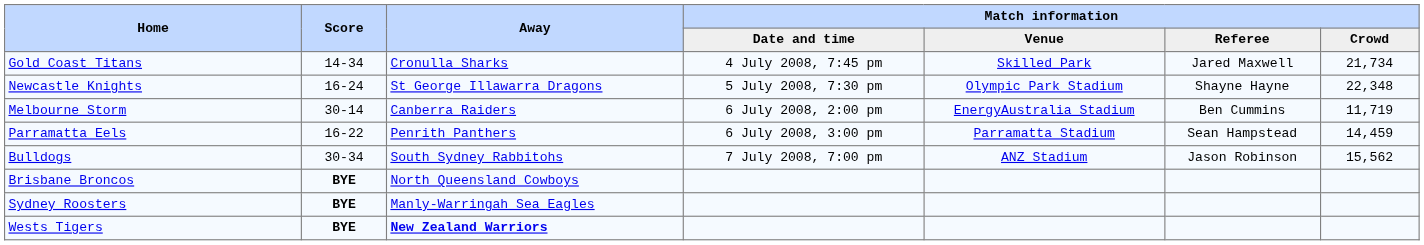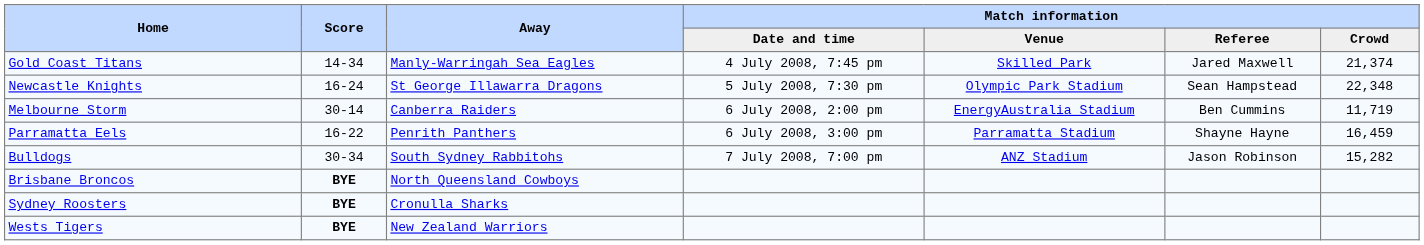(449, 63) Cronulla Sharks -> (493, 63) Manly-Warringah Sea Eagles
(1370, 63) 21,734 -> (1370, 63) 21,374
(1242, 87) Shayne Hayne -> (1242, 87) Sean Hampstead
(1242, 134) Sean Hampstead -> (1242, 134) Shayne Hayne
(1370, 134) 14,459 -> (1370, 134) 16,459
(1370, 157) 15,562 -> (1370, 157) 15,282
(493, 204) Manly-Warringah Sea Eagles -> (449, 204) Cronulla Sharks
(469, 228) bold -> (469, 228) normal
